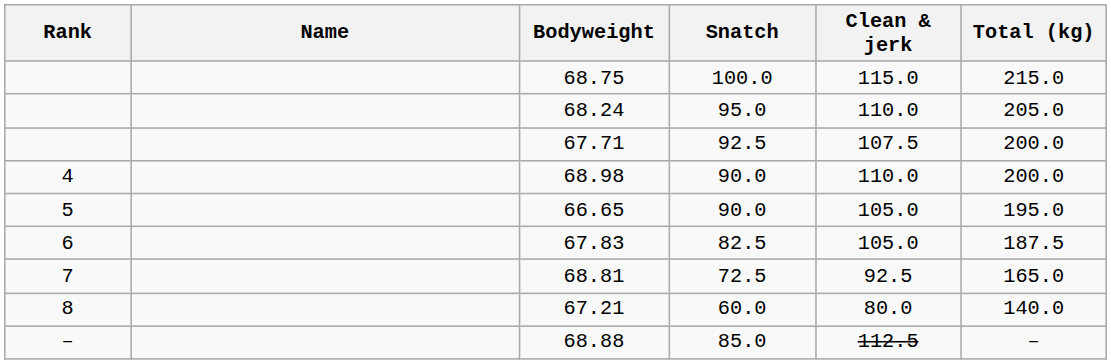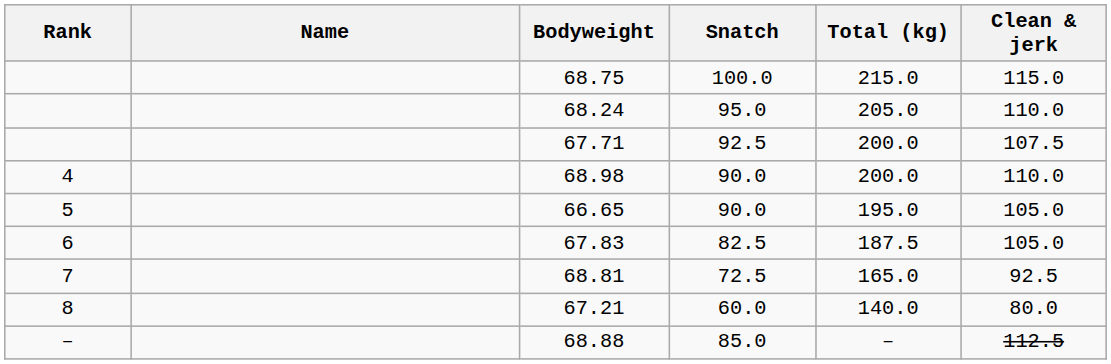columns swapped: (888, 33) <-> (1034, 33)
